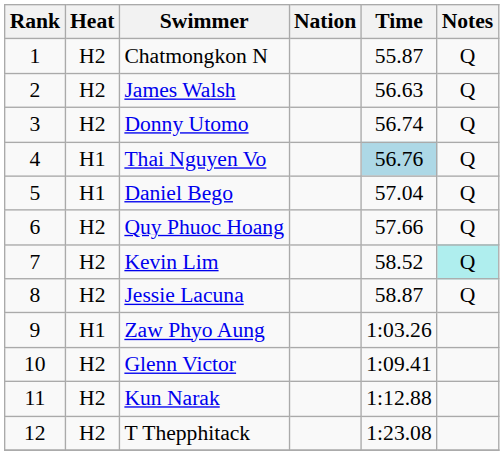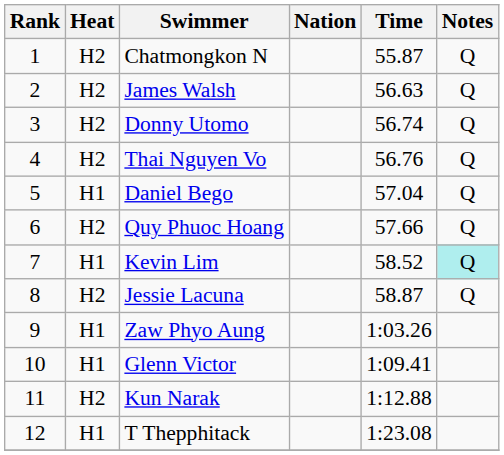(92, 158) H1 -> (92, 158) H2
(399, 158) lightblue background -> (399, 158) no background
(92, 261) H2 -> (92, 261) H1
(92, 364) H2 -> (92, 364) H1
(92, 432) H2 -> (92, 432) H1
